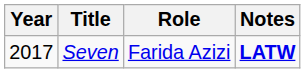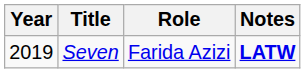(31, 51) 2017 -> (31, 51) 2019
